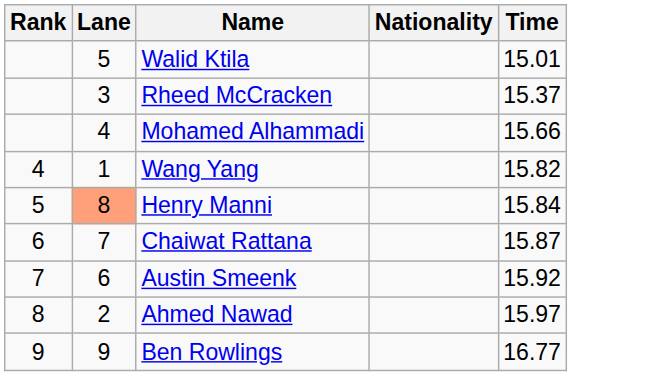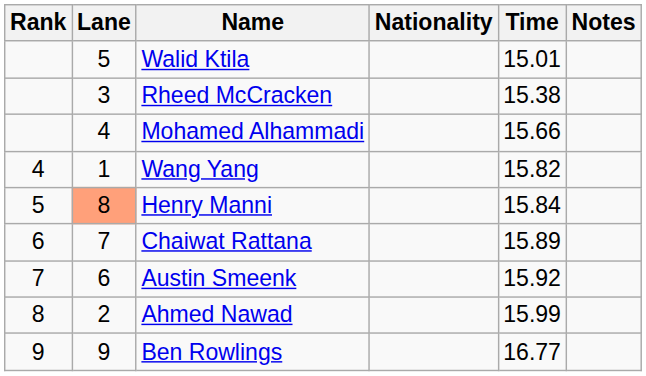+ column: (604, 22)
(532, 95) 15.37 -> (532, 95) 15.38
(532, 242) 15.87 -> (532, 242) 15.89
(532, 315) 15.97 -> (532, 315) 15.99
